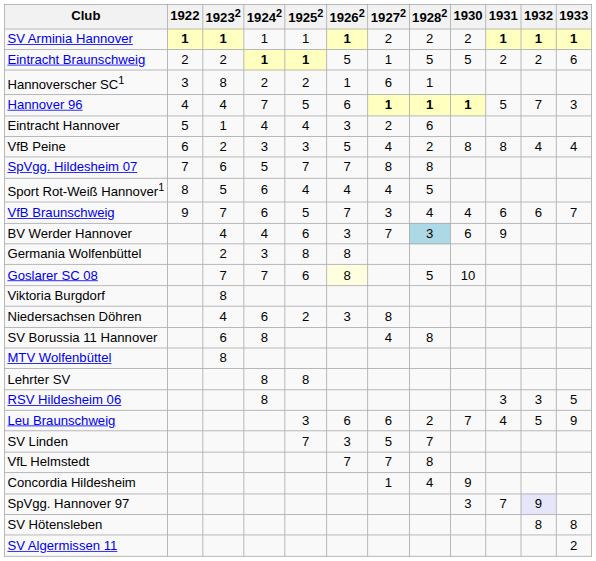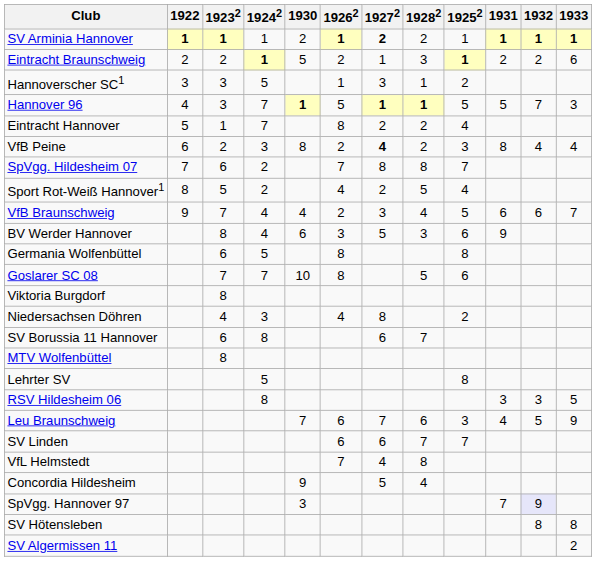columns swapped: (306, 16) <-> (468, 16)
(388, 39) normal -> (382, 39) bold
(347, 60) 5 -> (341, 60) 2
(430, 60) 5 -> (424, 60) 3
(223, 82) 8 -> (223, 82) 3
(264, 82) 2 -> (264, 82) 5
(388, 82) 6 -> (382, 82) 3
(223, 105) 4 -> (223, 105) 3
(347, 105) 6 -> (341, 105) 5
(264, 126) 4 -> (264, 126) 7
(347, 126) 3 -> (341, 126) 8
(430, 126) 6 -> (424, 126) 2
(347, 146) 5 -> (341, 146) 2
(388, 146) normal -> (382, 146) bold
(264, 167) 5 -> (264, 167) 2
(264, 190) 6 -> (264, 190) 2
(388, 190) 4 -> (382, 190) 2
(264, 212) 6 -> (264, 212) 4
(347, 212) 7 -> (341, 212) 2
(223, 233) 4 -> (223, 233) 8
(388, 233) 7 -> (382, 233) 5
(430, 233) lightblue background -> (424, 233) no background
(223, 254) 2 -> (223, 254) 6
(264, 254) 3 -> (264, 254) 5
(347, 275) lightyellow background -> (341, 275) no background
(264, 316) 6 -> (264, 316) 3
(347, 316) 3 -> (341, 316) 4
(388, 337) 4 -> (382, 337) 6
(430, 337) 8 -> (424, 337) 7
(264, 379) 8 -> (264, 379) 5
(388, 420) 6 -> (382, 420) 7
(430, 420) 2 -> (424, 420) 6
(347, 441) 3 -> (341, 441) 6
(388, 441) 5 -> (382, 441) 6
(388, 462) 7 -> (382, 462) 4
(388, 483) 1 -> (382, 483) 5
